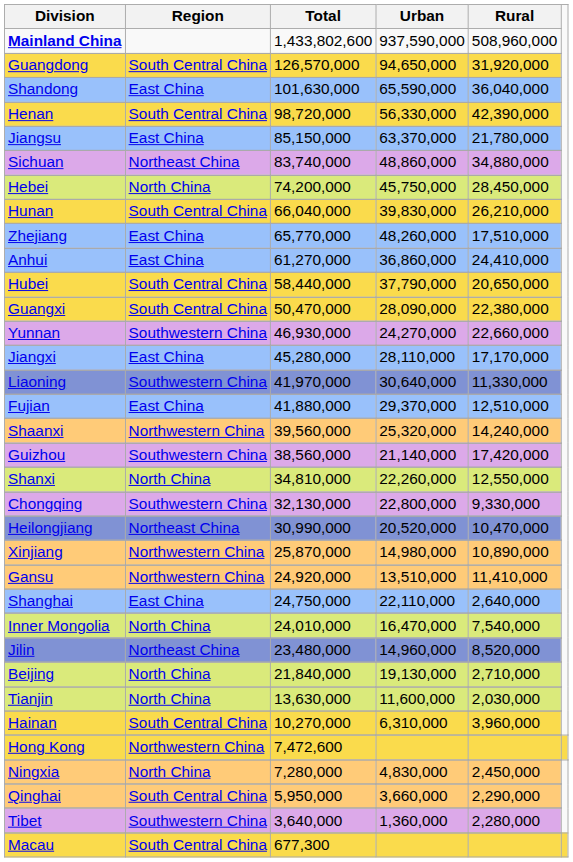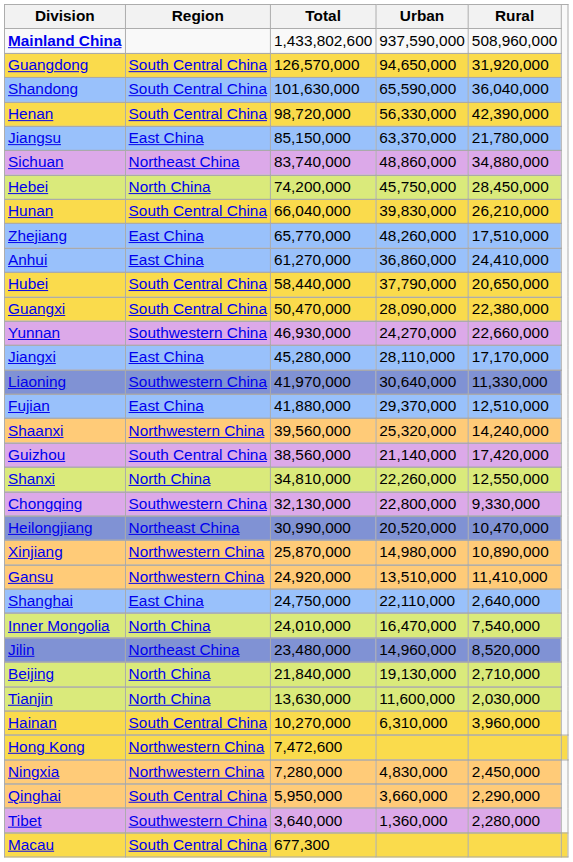(166, 89) East China -> (198, 89) South Central China
(198, 455) Southwestern China -> (198, 455) South Central China
(170, 771) North China -> (196, 771) Northwestern China
